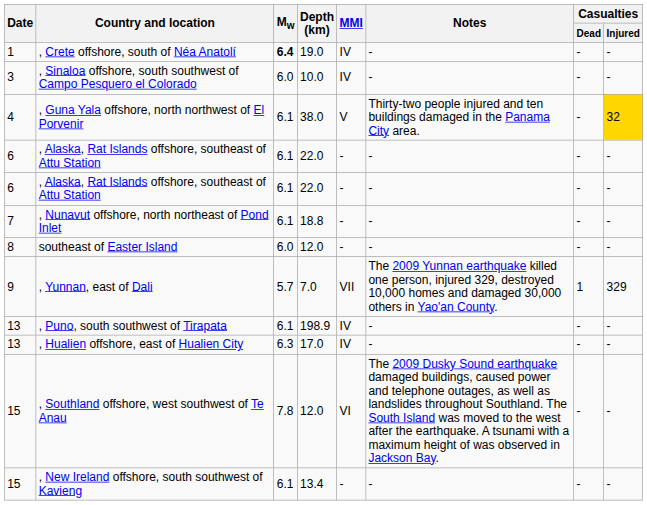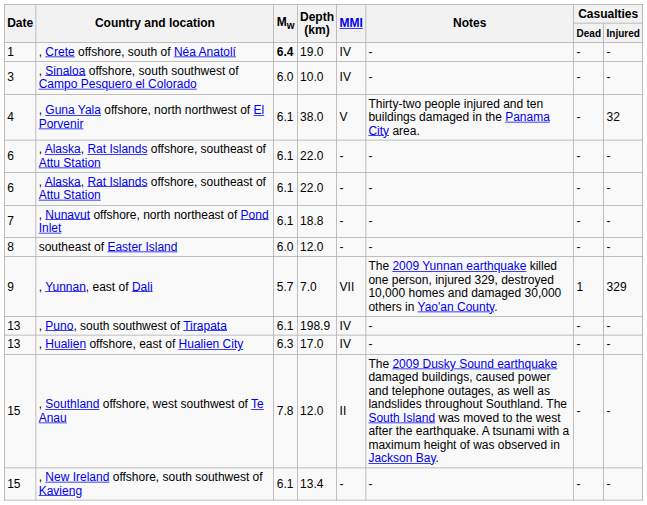(613, 117) gold background -> (613, 117) no background
(345, 411) VI -> (343, 411) II
